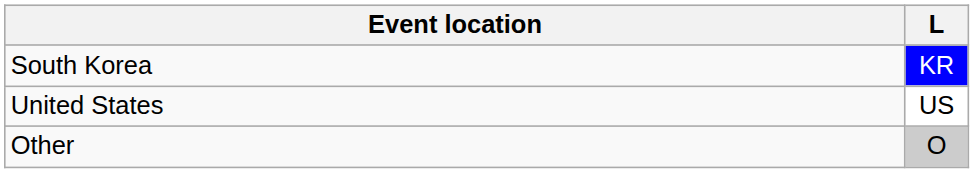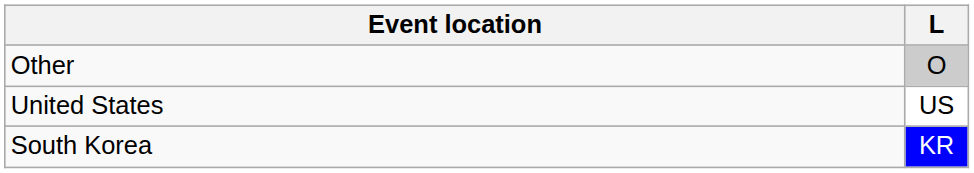rows swapped: (81, 65) <-> (42, 146)
